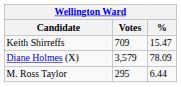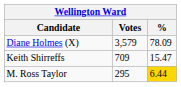rows swapped: (43, 58) <-> (36, 43)
(158, 74) no background -> (158, 74) gold background
